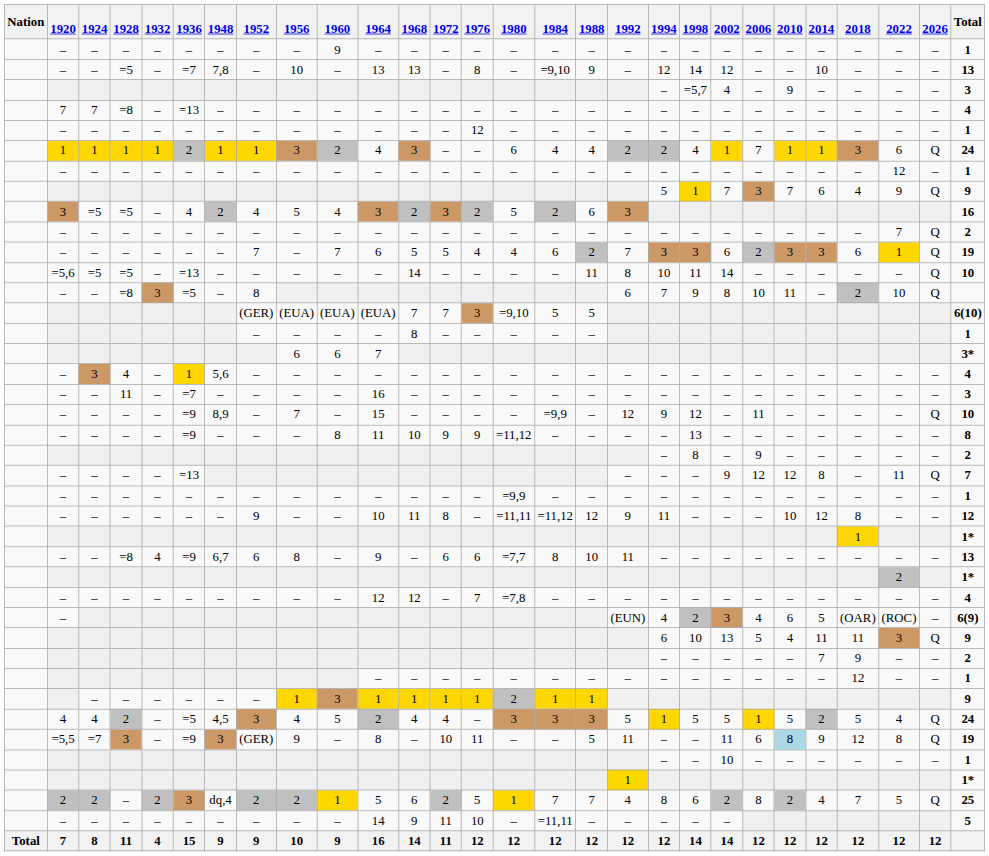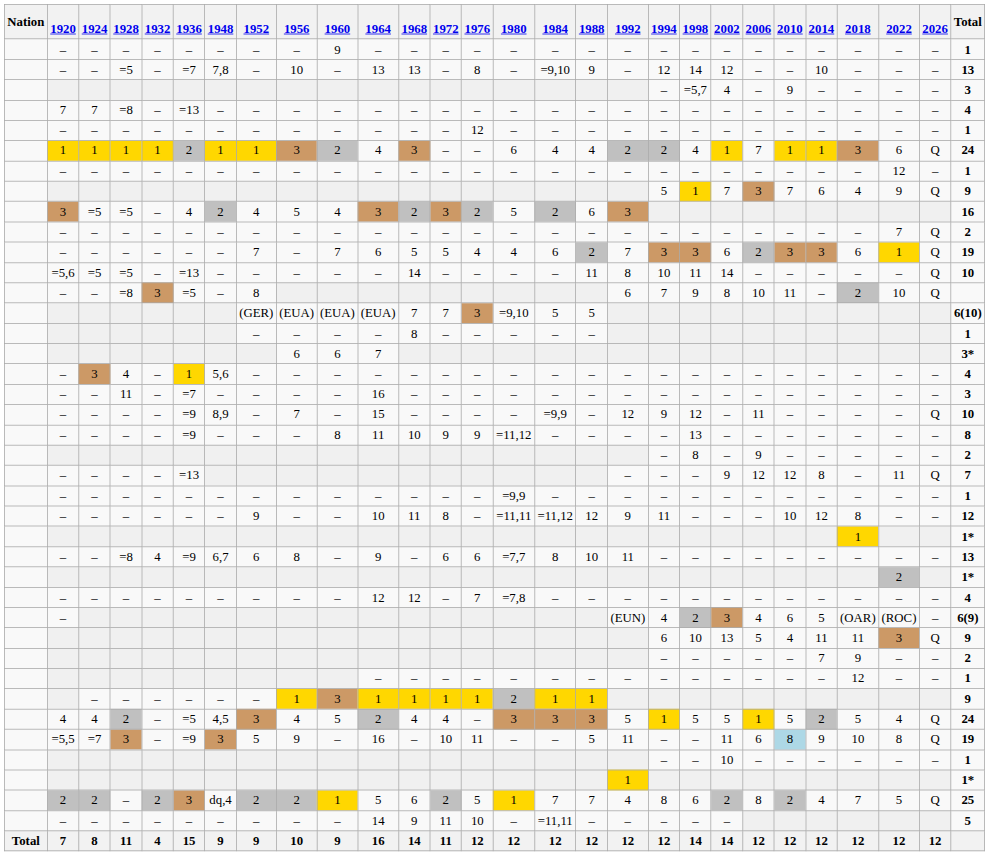(256, 739) (GER) -> (256, 739) 5
(378, 739) 8 -> (378, 739) 16
(858, 739) 12 -> (858, 739) 10
